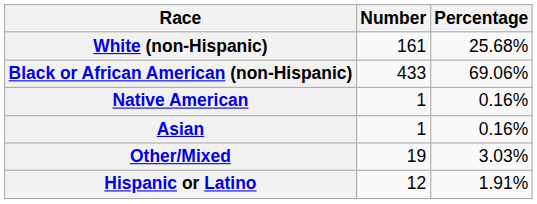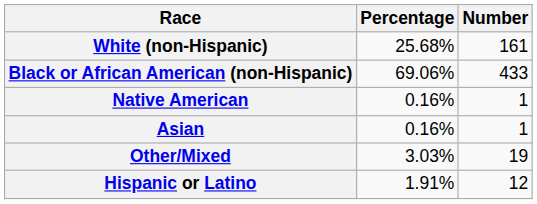columns swapped: (393, 18) <-> (481, 18)
